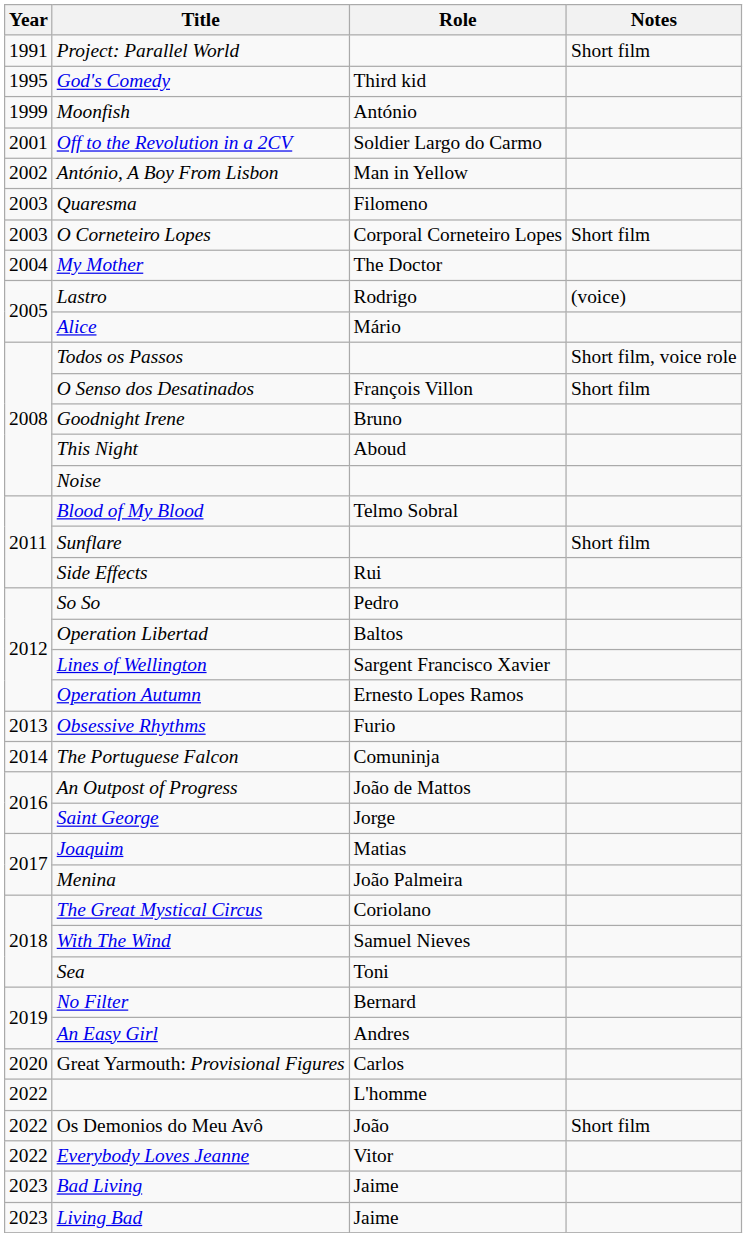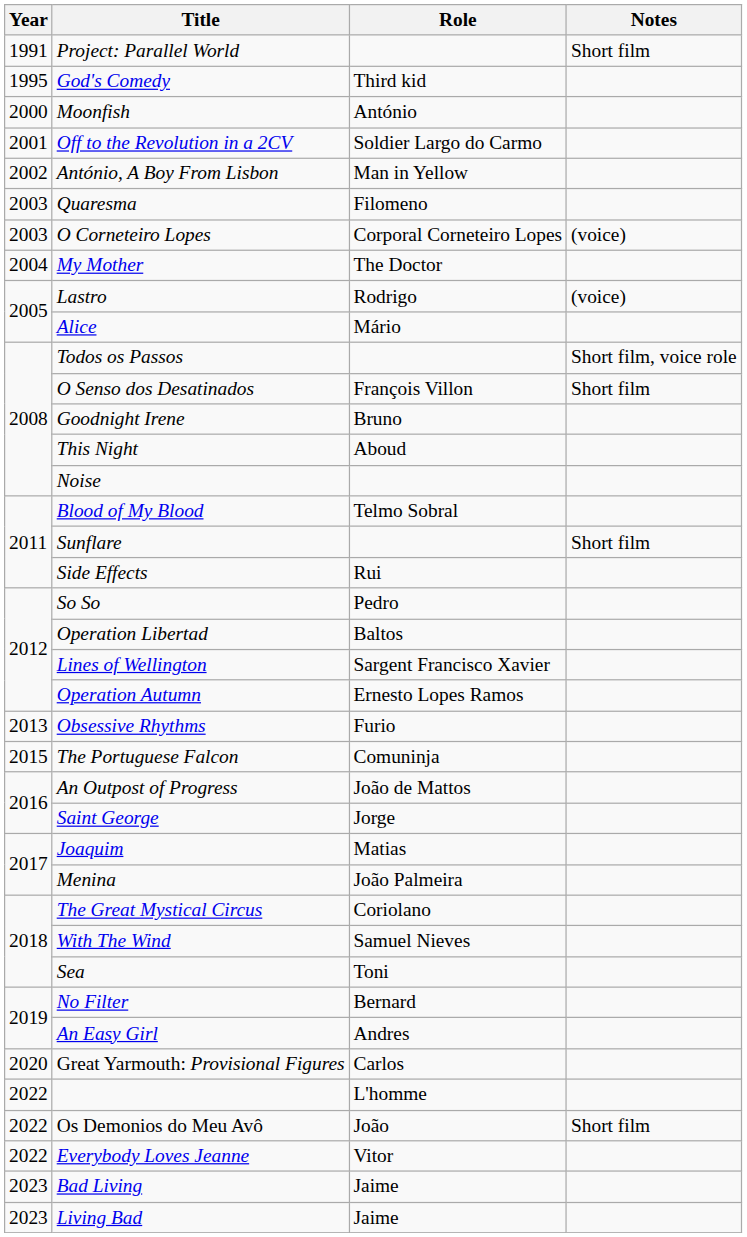(28, 111) 1999 -> (28, 111) 2000
(611, 234) Short film -> (598, 234) (voice)
(28, 756) 2014 -> (28, 756) 2015
